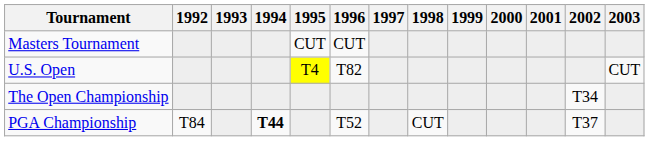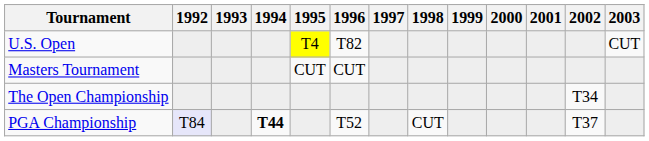rows swapped: (74, 44) <-> (42, 70)
(192, 123) no background -> (192, 123) lavender background
